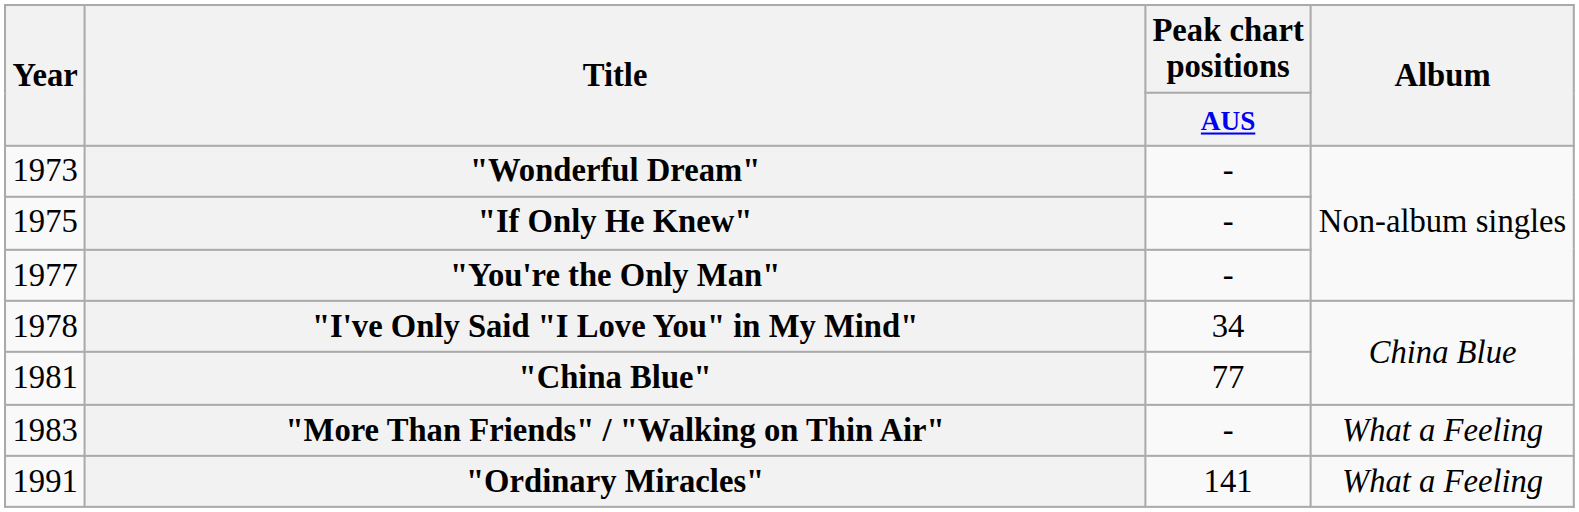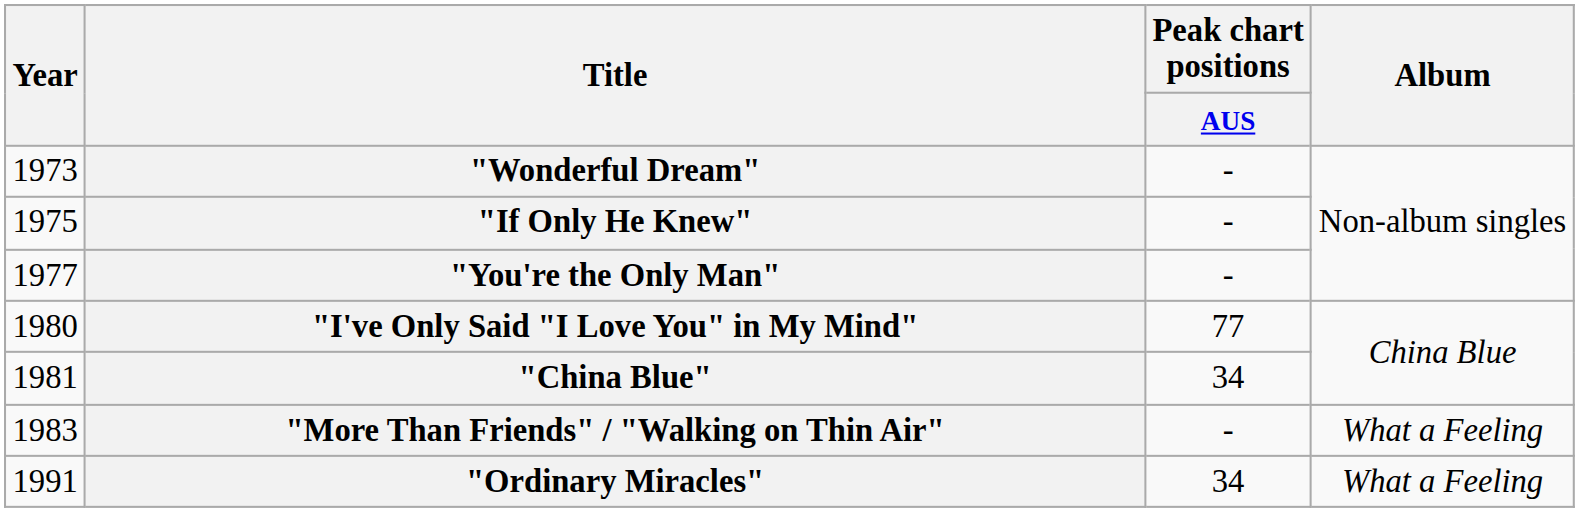(45, 325) 1978 -> (45, 325) 1980
(1228, 325) 34 -> (1228, 325) 77
(1228, 377) 77 -> (1228, 377) 34
(1228, 481) 141 -> (1228, 481) 34
